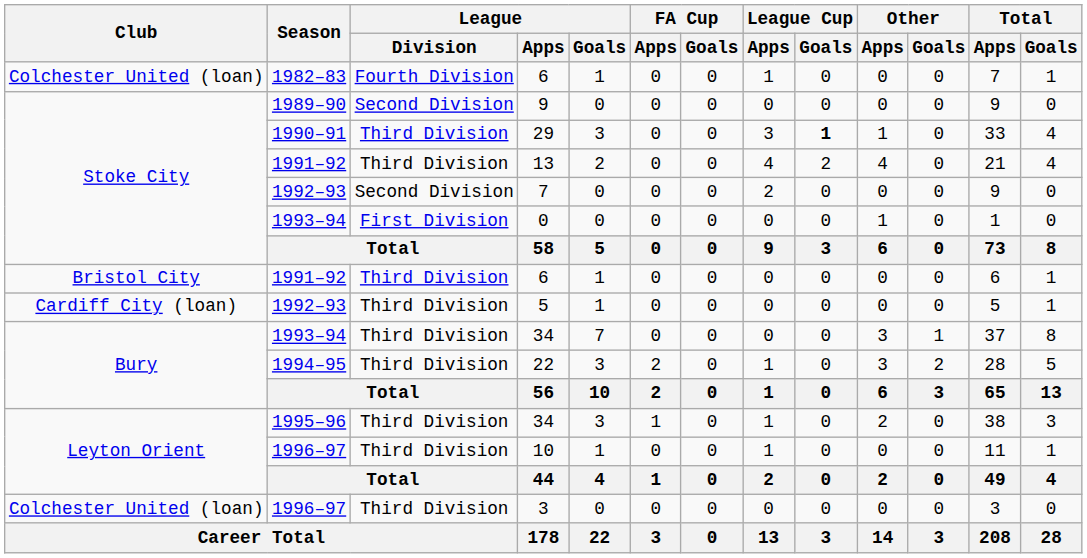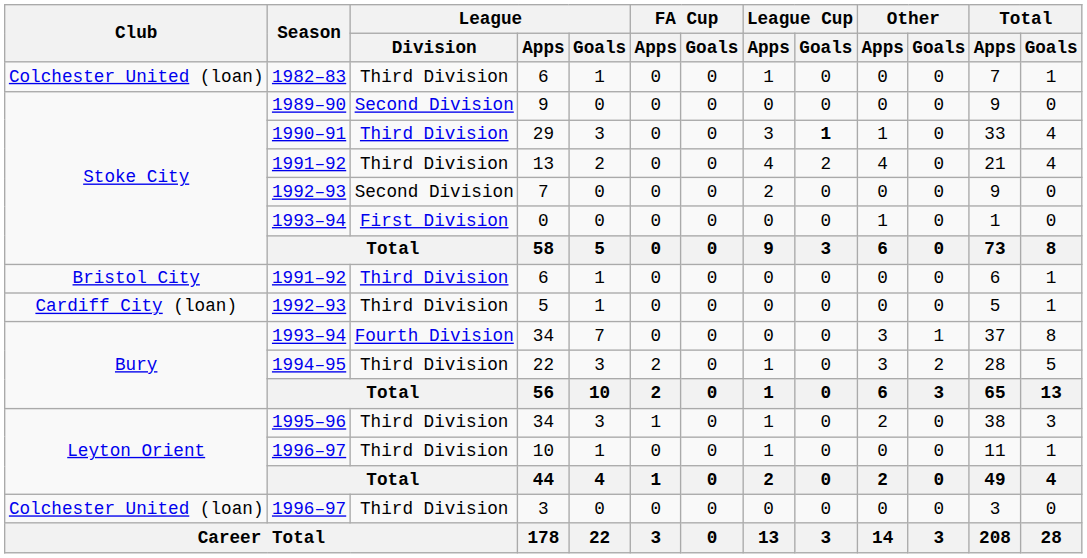(434, 77) Fourth Division -> (434, 77) Third Division
(434, 336) Third Division -> (434, 336) Fourth Division
